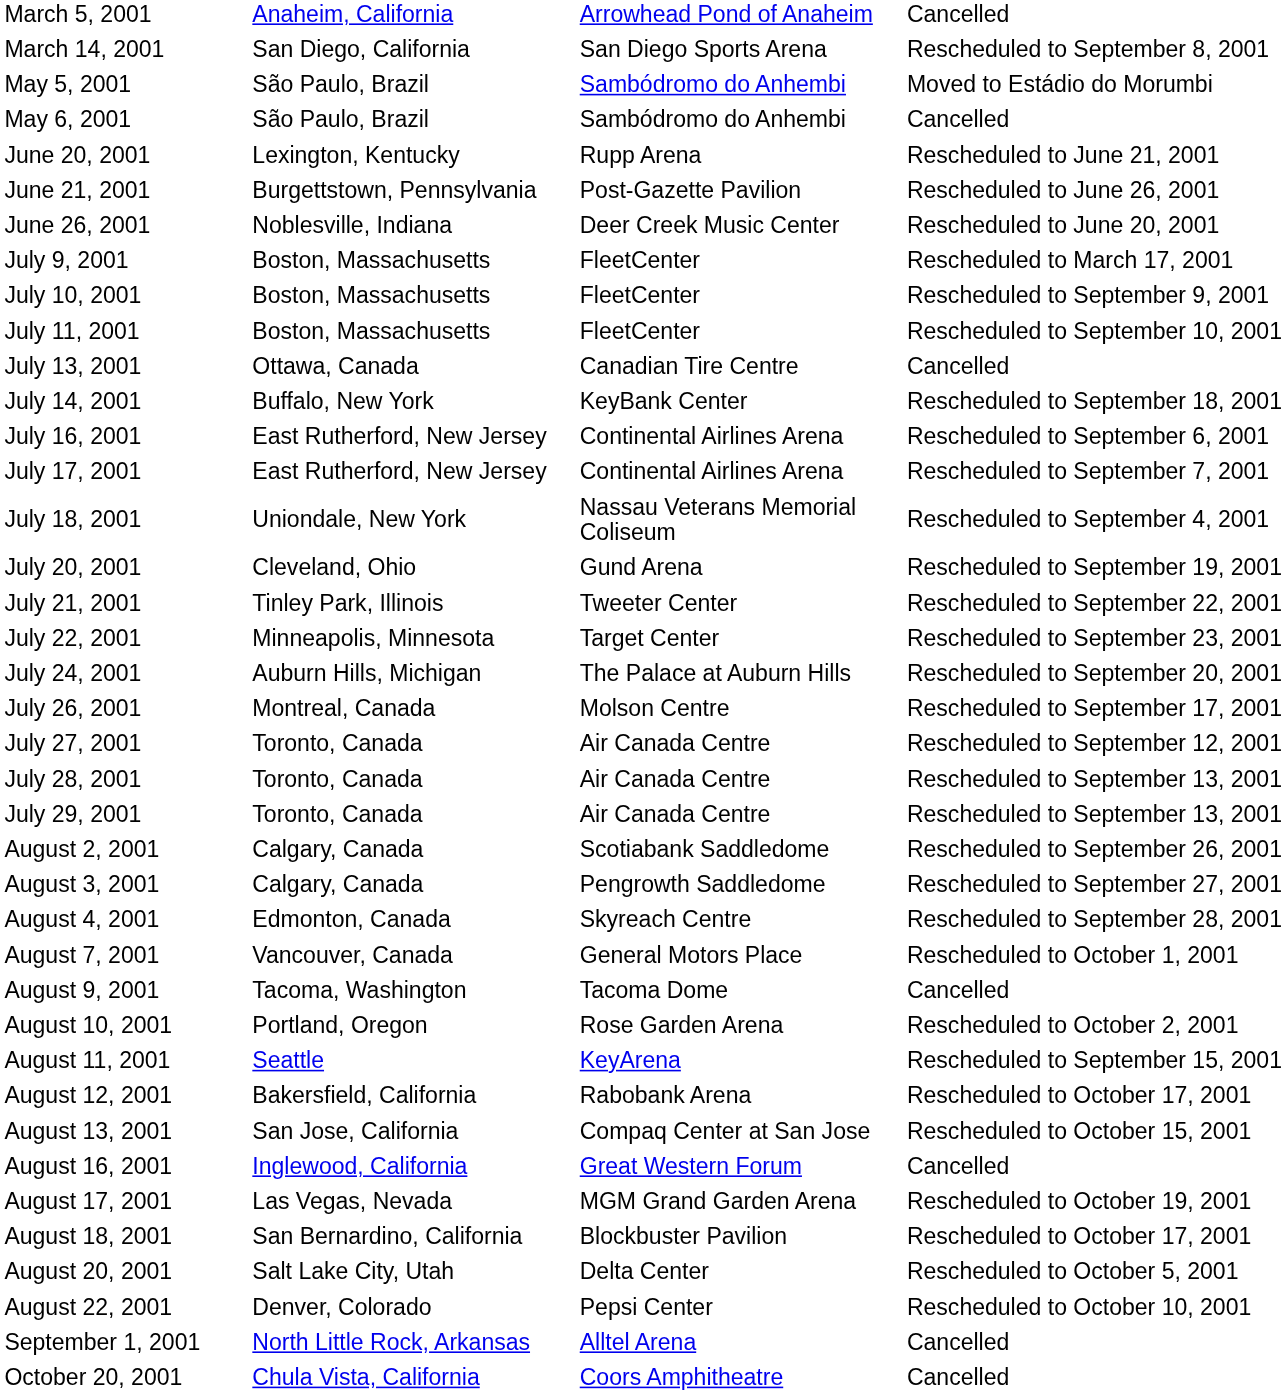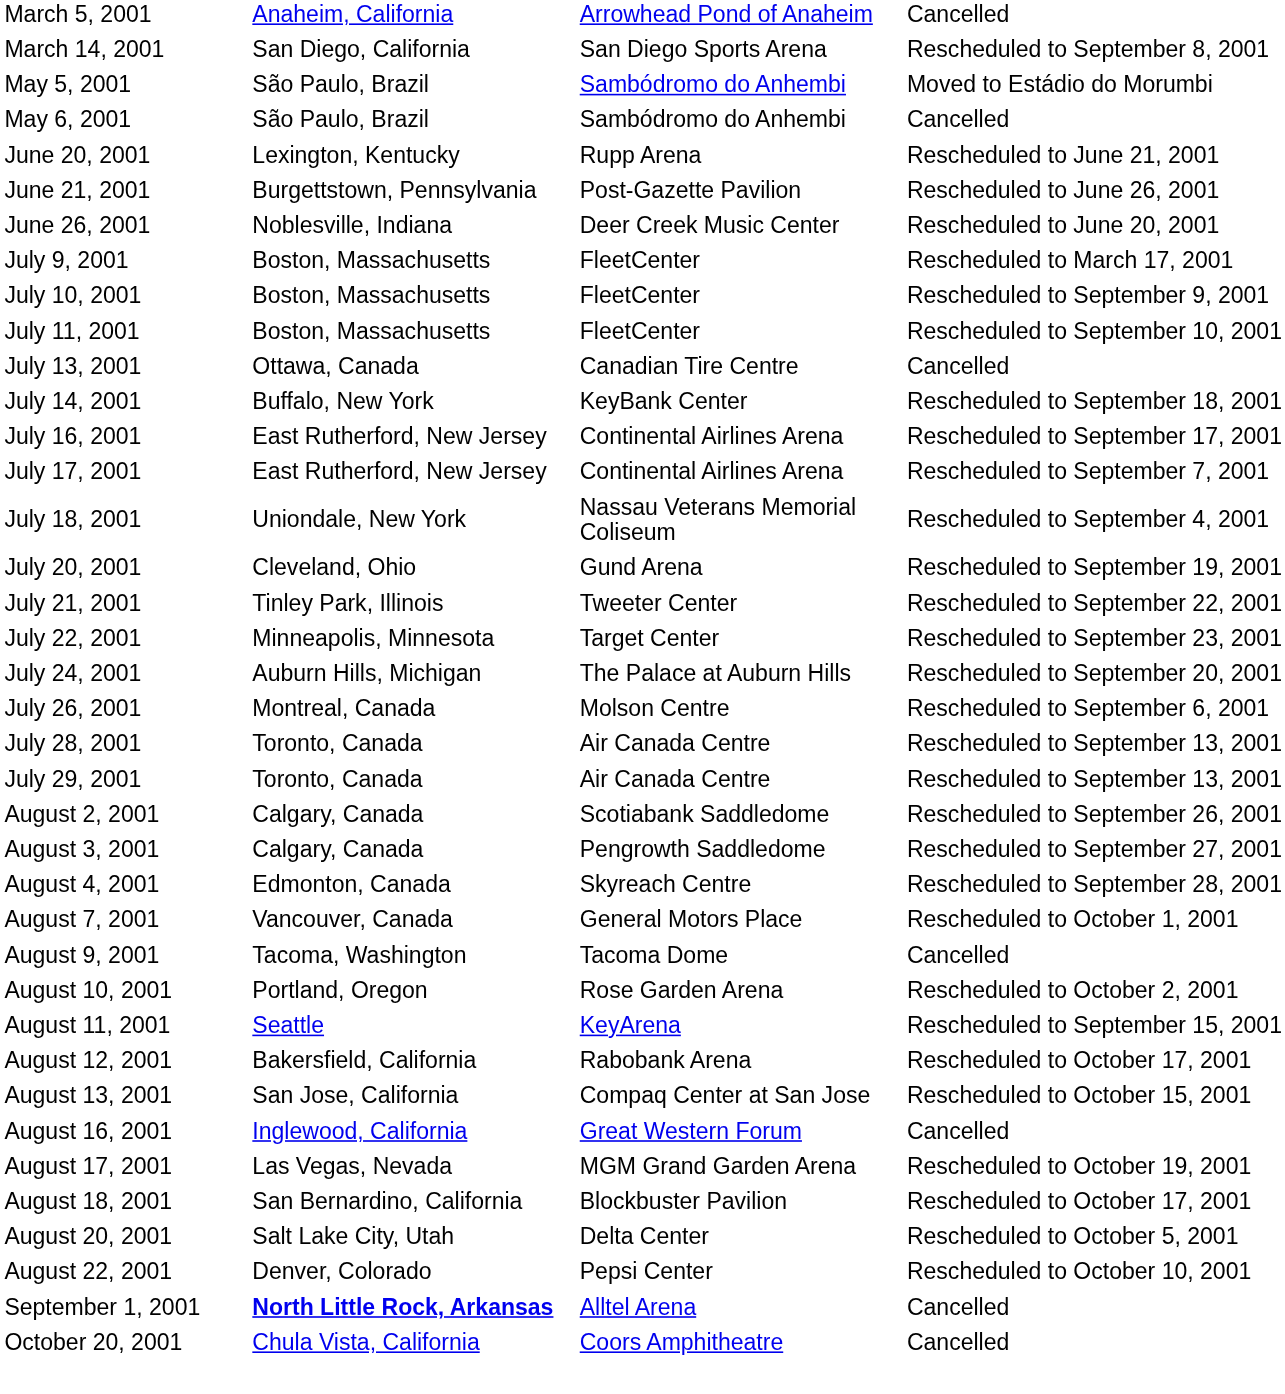(1088, 436) Rescheduled to September 6, 2001 -> (1094, 436) Rescheduled to September 17, 2001
(1094, 708) Rescheduled to September 17, 2001 -> (1088, 708) Rescheduled to September 6, 2001
- row: (73, 743)
(391, 1342) normal -> (403, 1307) bold
